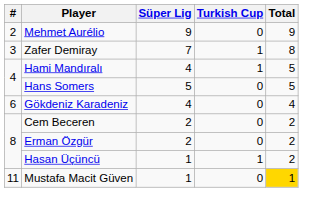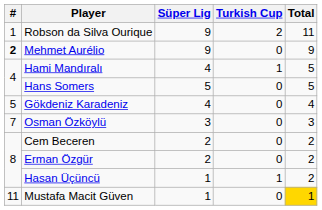+ row: (88, 31)
(13, 31) normal -> (13, 50) bold
- row: (61, 50)
(13, 104) 6 -> (13, 104) 5
+ row: (65, 123)
